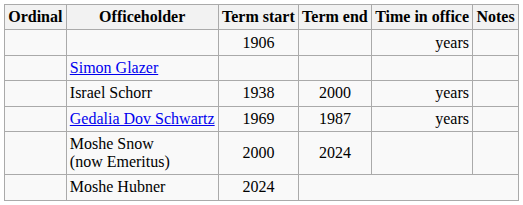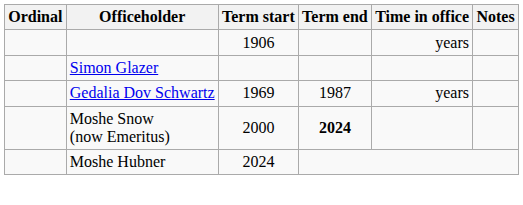- row: (111, 93)
(335, 153) normal -> (335, 127) bold
